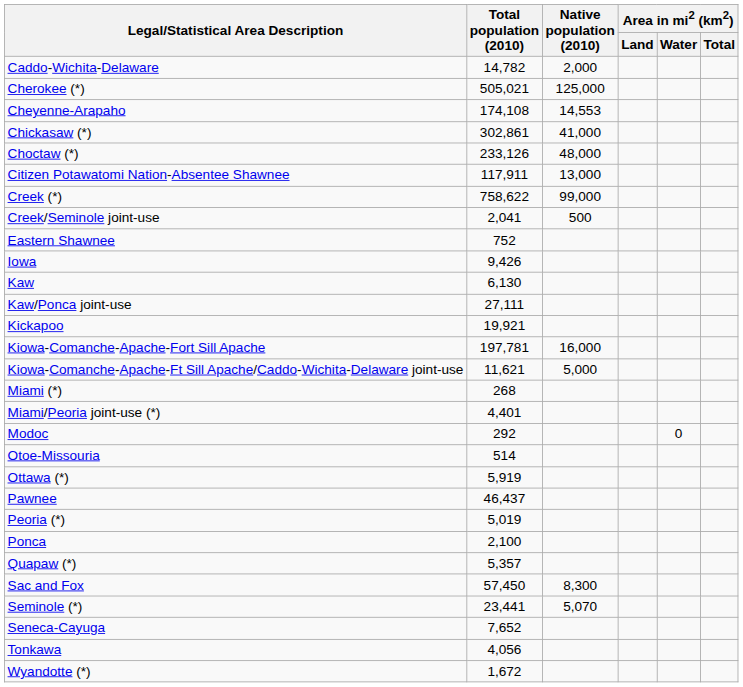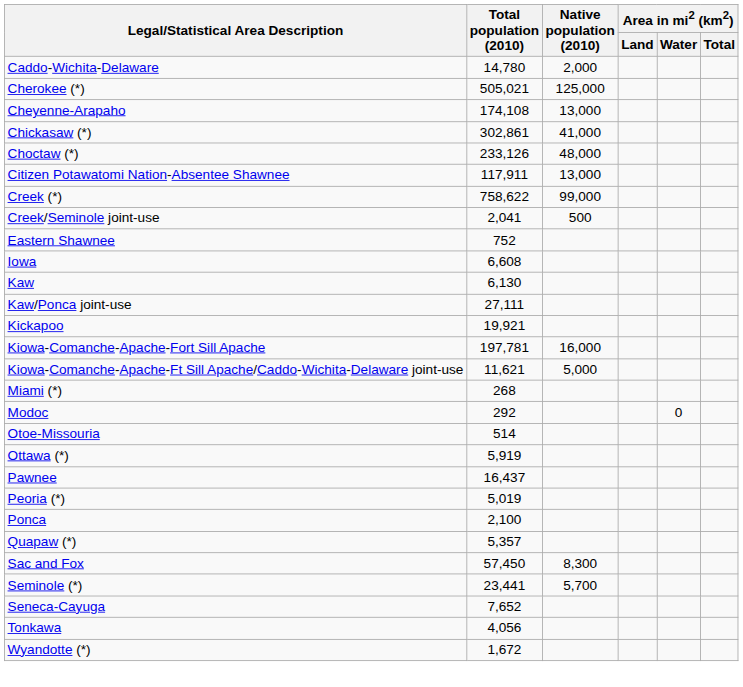(504, 67) 14,782 -> (504, 67) 14,780
(580, 110) 14,553 -> (580, 110) 13,000
(504, 261) 9,426 -> (504, 261) 6,608
- row: (84, 412)
(504, 498) 46,437 -> (504, 477) 16,437
(580, 606) 5,070 -> (580, 585) 5,700
